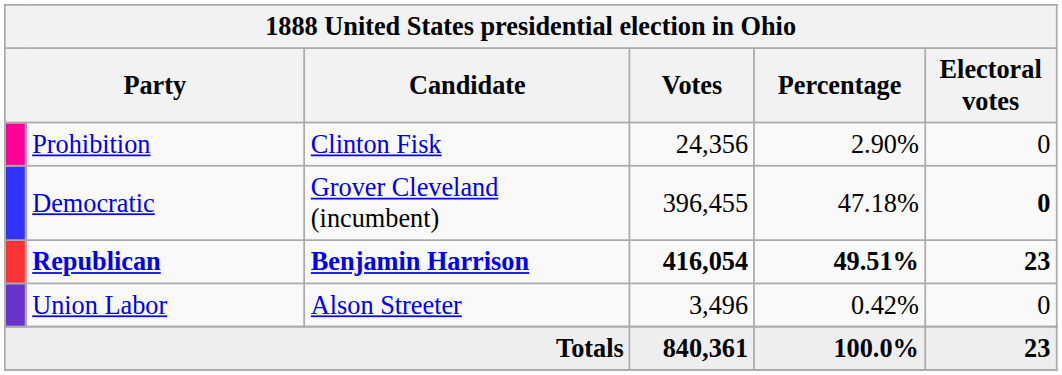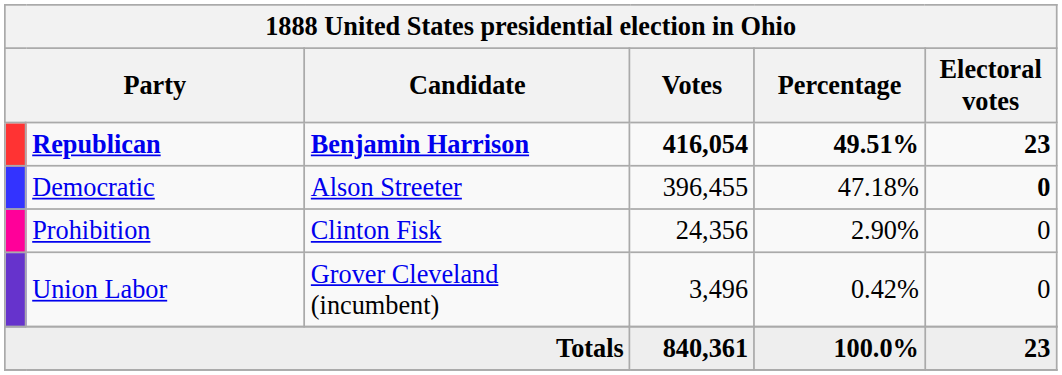rows swapped: (96, 262) <-> (91, 144)
(405, 203) Grover Cleveland (incumbent) -> (386, 187) Alson Streeter
(386, 305) Alson Streeter -> (405, 289) Grover Cleveland (incumbent)
